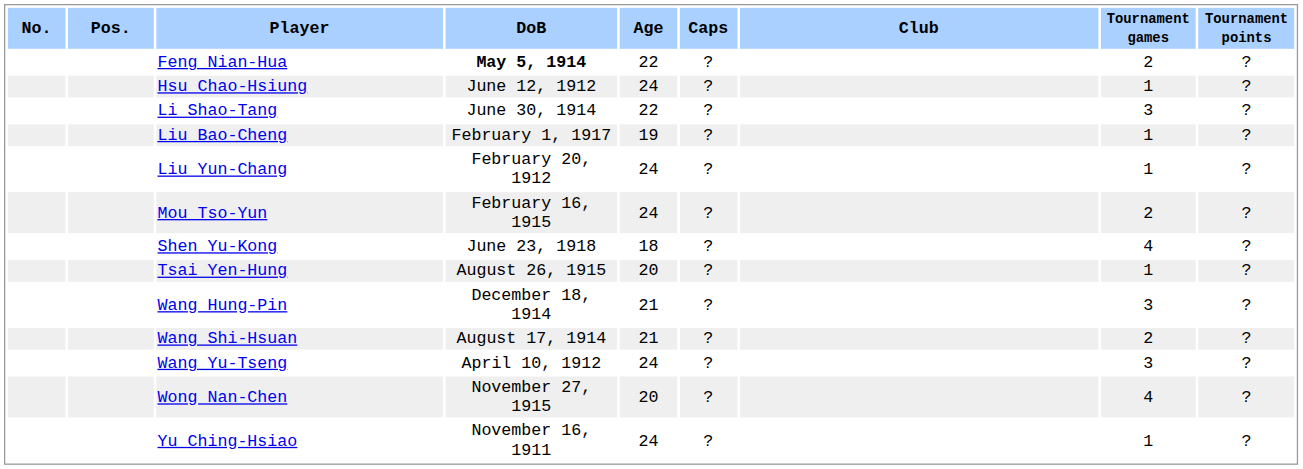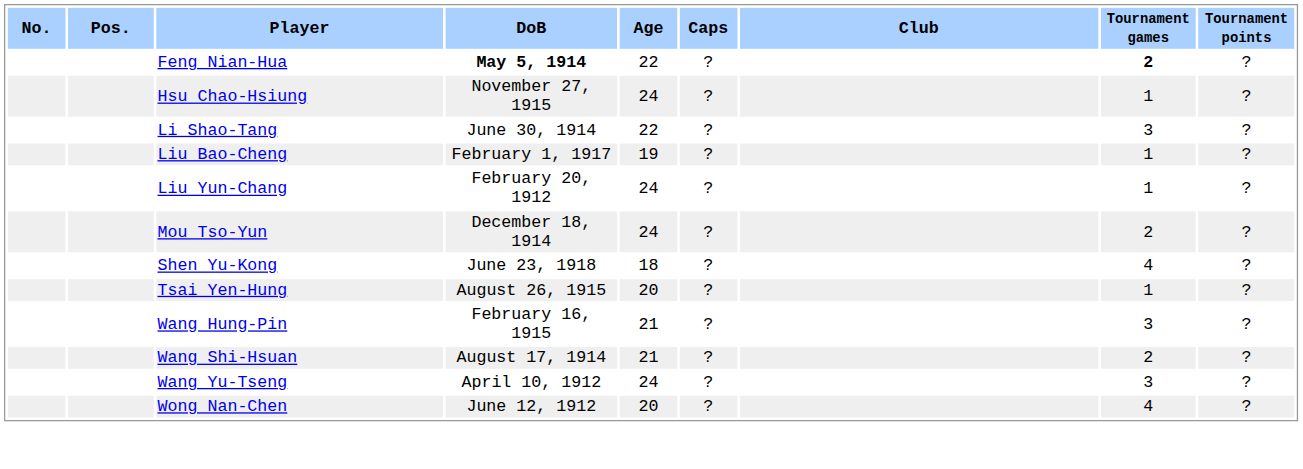(1148, 62) normal -> (1148, 62) bold
(531, 87) June 12, 1912 -> (531, 96) November 27, 1915
(531, 213) February 16, 1915 -> (531, 232) December 18, 1914
(531, 305) December 18, 1914 -> (531, 324) February 16, 1915
(531, 397) November 27, 1915 -> (531, 407) June 12, 1912
- row: (227, 440)
